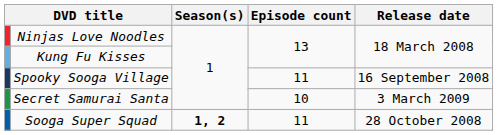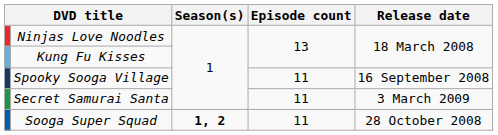(301, 99) 10 -> (301, 99) 11
